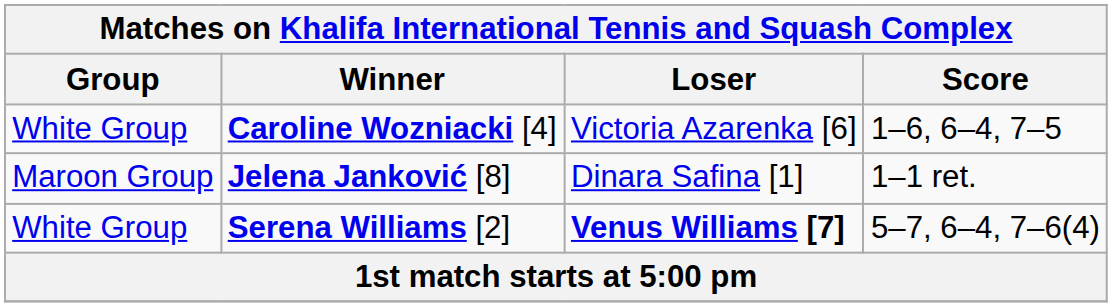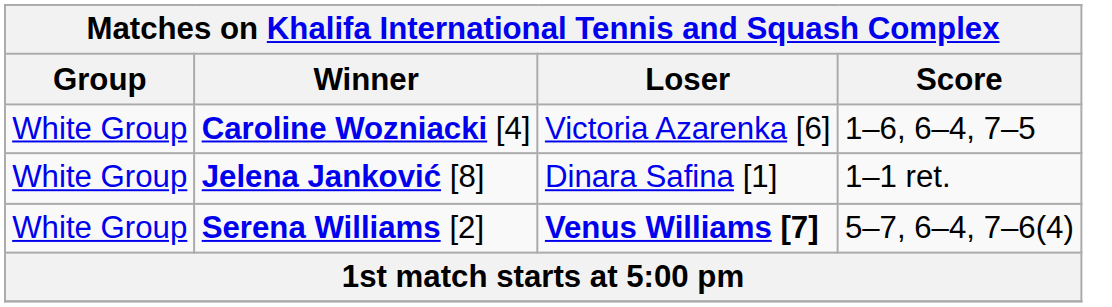(113, 177) Maroon Group -> (100, 177) White Group
